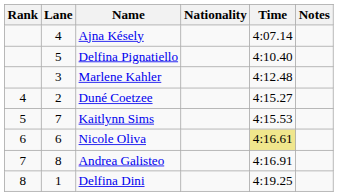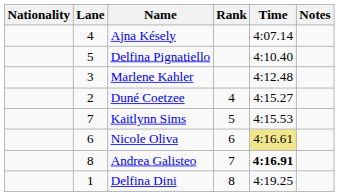columns swapped: (23, 14) <-> (215, 14)
(273, 160) normal -> (273, 160) bold
